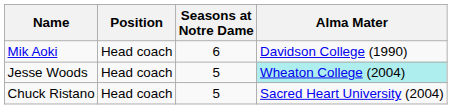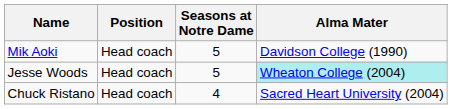(216, 51) 6 -> (216, 51) 5
(216, 94) 5 -> (216, 94) 4
